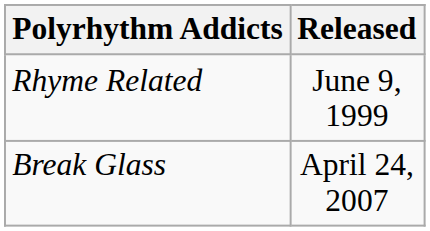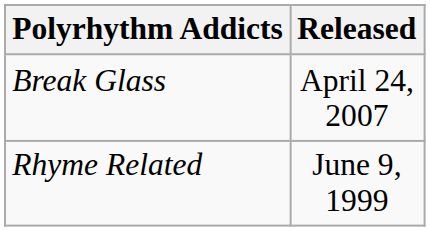rows swapped: (107, 79) <-> (89, 164)
